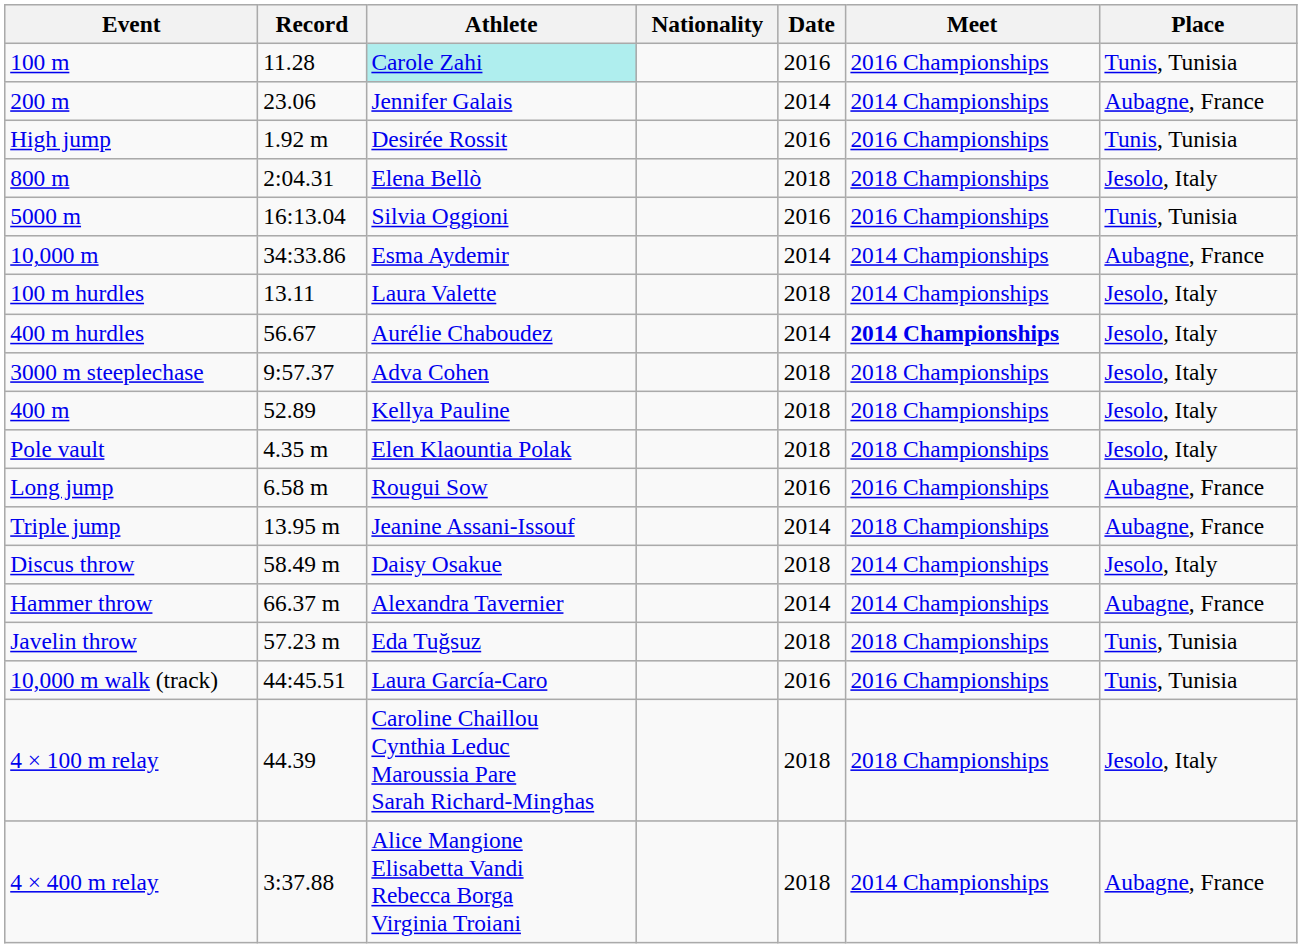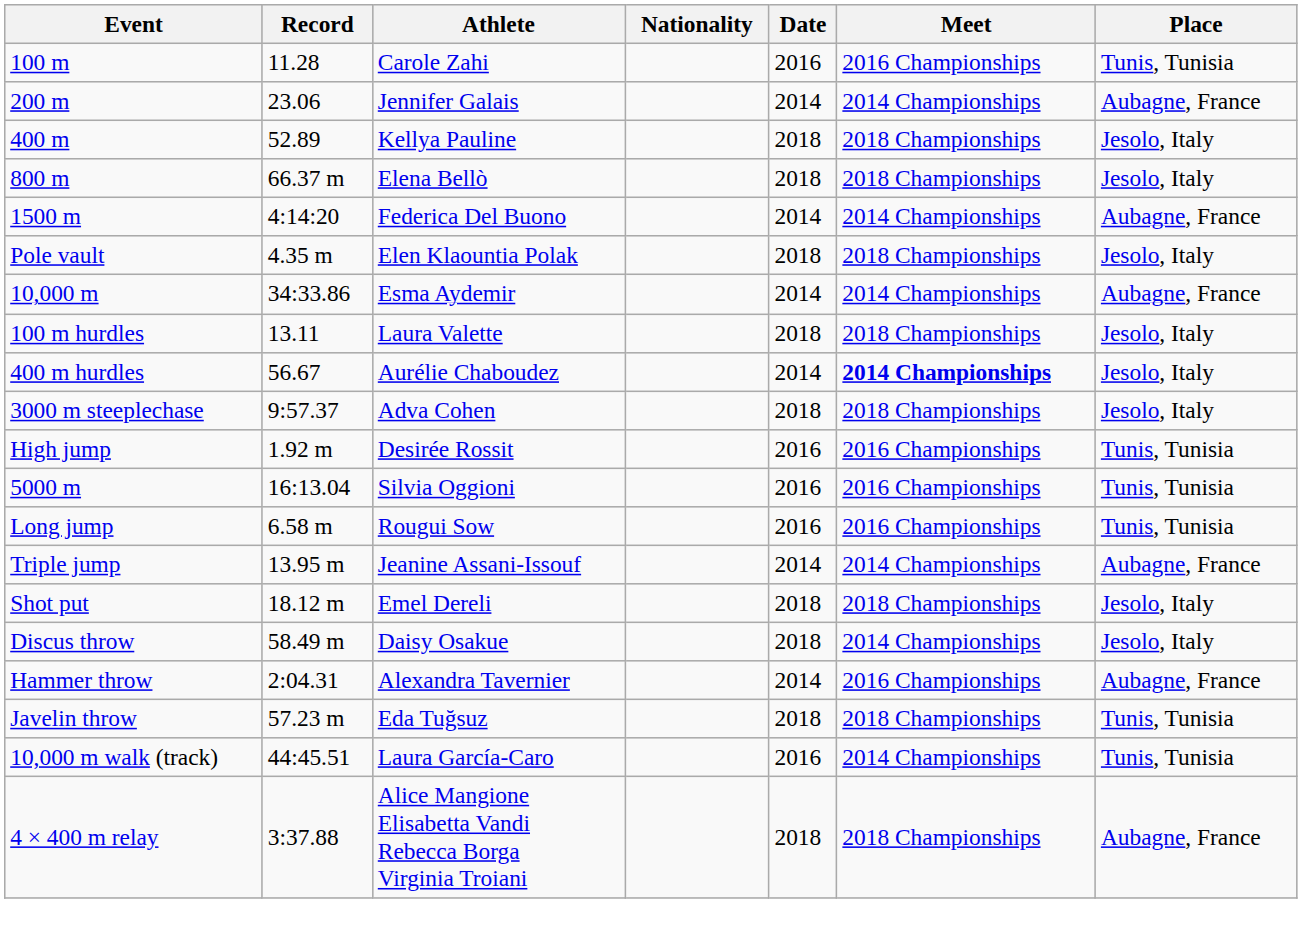(427, 62) paleturquoise background -> (433, 62) no background
rows swapped: (40, 409) <-> (61, 139)
(299, 178) 2:04.31 -> (306, 178) 66.37 m
+ row: (46, 216)
rows swapped: (46, 216) <-> (57, 448)
(949, 294) 2014 Championships -> (941, 332) 2018 Championships
(1184, 487) Aubagne, France -> (1167, 525) Tunis, Tunisia
(949, 525) 2018 Championships -> (941, 564) 2014 Championships
+ row: (50, 602)
(302, 602) 66.37 m -> (303, 680) 2:04.31
(949, 602) 2014 Championships -> (941, 680) 2016 Championships
(949, 680) 2016 Championships -> (941, 757) 2014 Championships
- row: (84, 760)
(949, 882) 2014 Championships -> (941, 837) 2018 Championships
